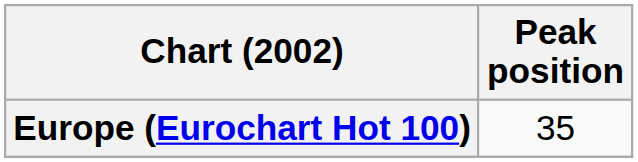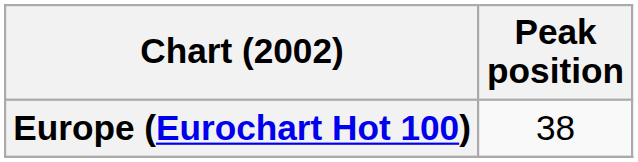(556, 127) 35 -> (556, 127) 38
